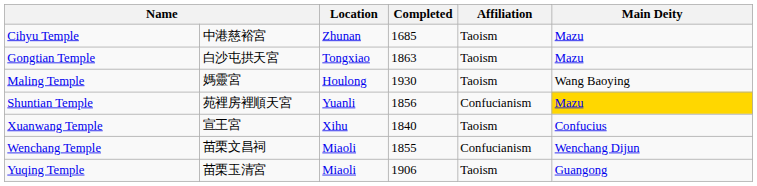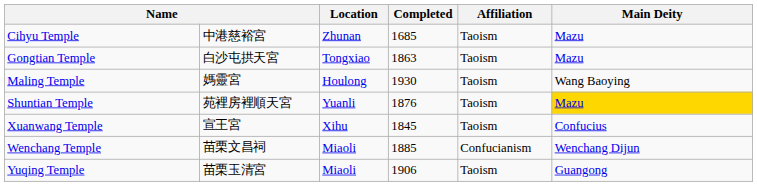(404, 103) 1856 -> (404, 103) 1876
(496, 103) Confucianism -> (479, 103) Taoism
(404, 125) 1840 -> (404, 125) 1845
(404, 147) 1855 -> (404, 147) 1885
